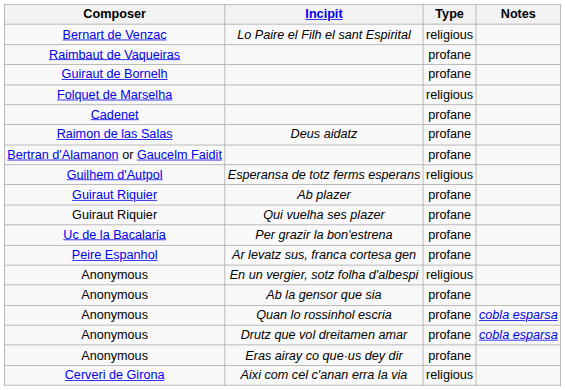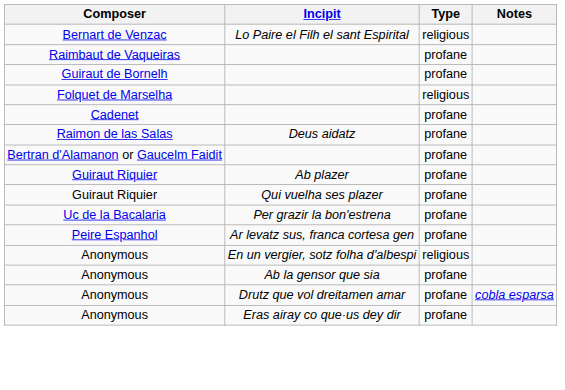- row: (115, 174)
- row: (115, 315)
- row: (115, 375)
